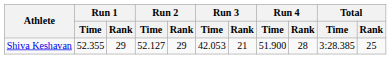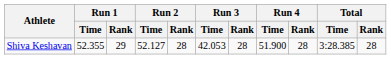(181, 46) 29 -> (181, 46) 28
(242, 46) 21 -> (242, 46) 28
(371, 46) 25 -> (371, 46) 28
